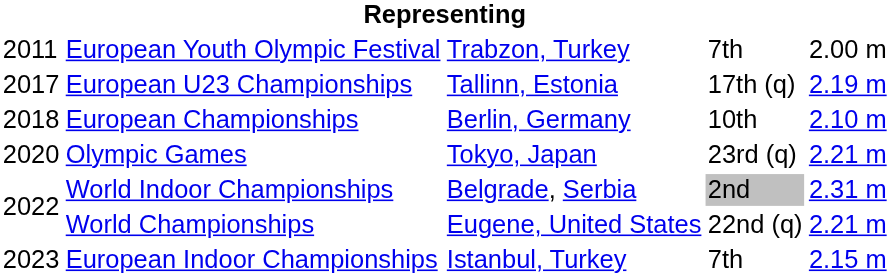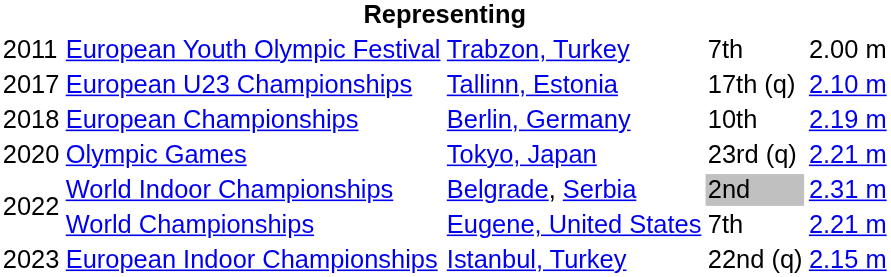(848, 84) 2.19 m -> (848, 84) 2.10 m
(848, 119) 2.10 m -> (848, 119) 2.19 m
(755, 224) 22nd (q) -> (725, 224) 7th
(725, 259) 7th -> (755, 259) 22nd (q)
